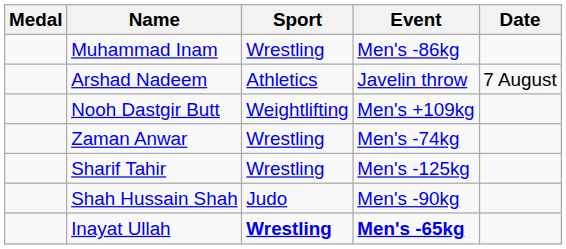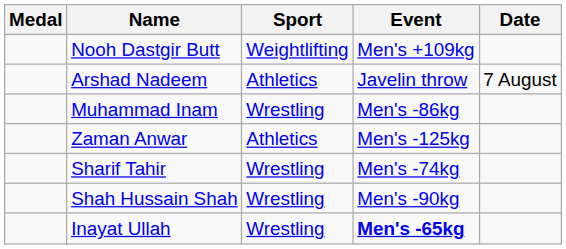rows swapped: (145, 109) <-> (144, 50)
(285, 139) Wrestling -> (282, 139) Athletics
(408, 139) Men's -74kg -> (414, 139) Men's -125kg
(414, 169) Men's -125kg -> (408, 169) Men's -74kg
(267, 199) Judo -> (285, 199) Wrestling
(289, 229) bold -> (285, 229) normal
